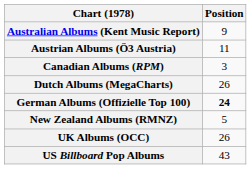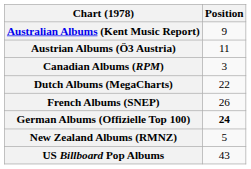(224, 84) 26 -> (224, 84) 22
+ row: (103, 102)
- row: (103, 137)
